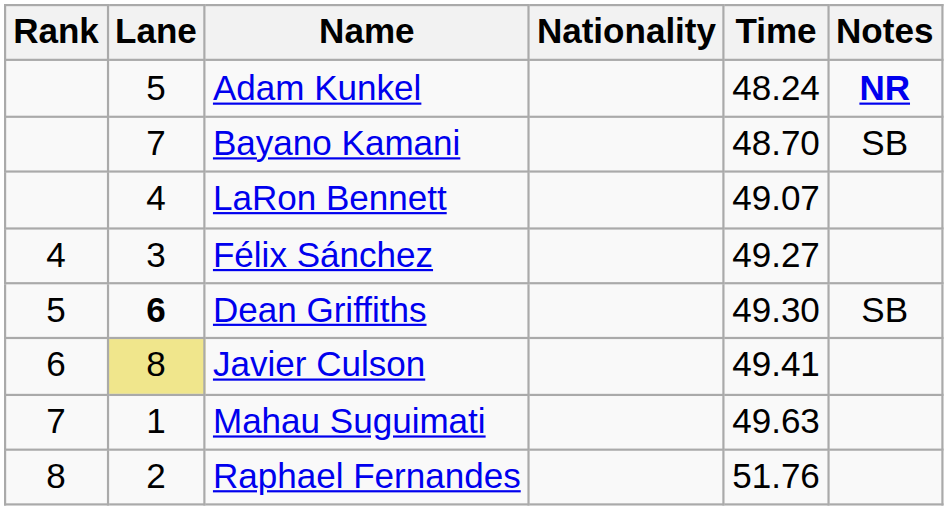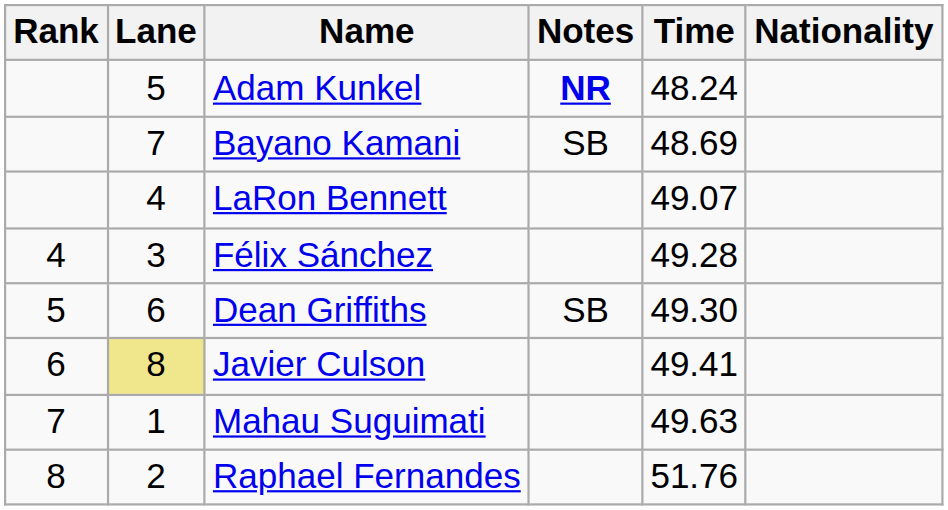columns swapped: (626, 32) <-> (885, 32)
(776, 143) 48.70 -> (694, 143) 48.69
(776, 254) 49.27 -> (694, 254) 49.28
(156, 310) bold -> (156, 310) normal
